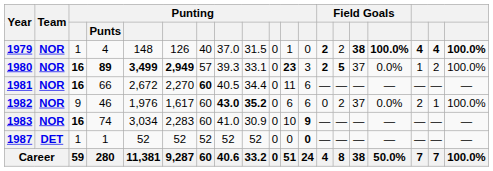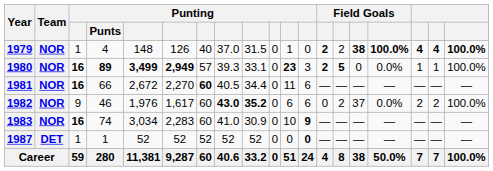(359, 67) 37 -> (359, 67) 0
(436, 67) 2 -> (436, 67) 1
(436, 103) 1 -> (436, 103) 2
